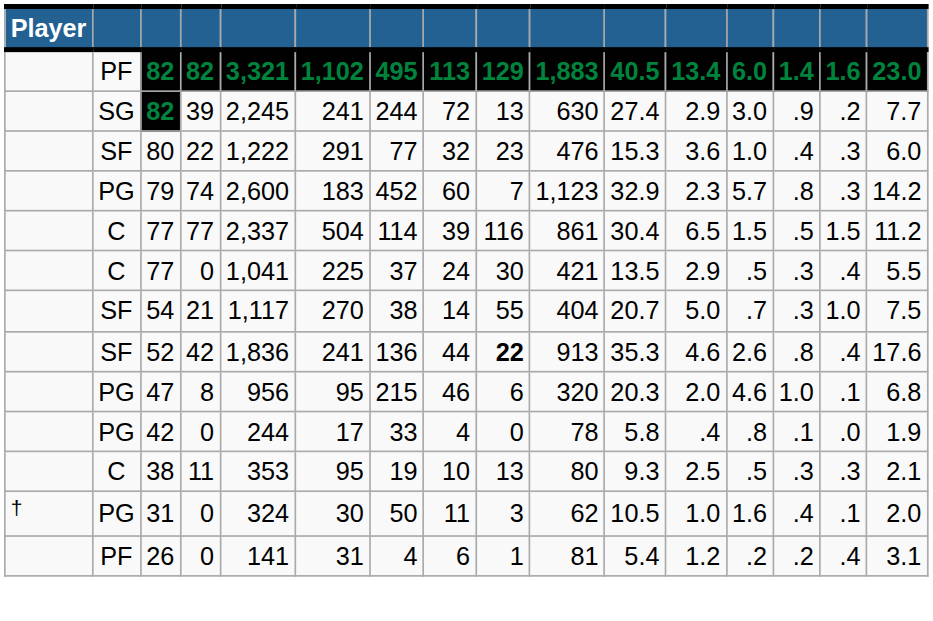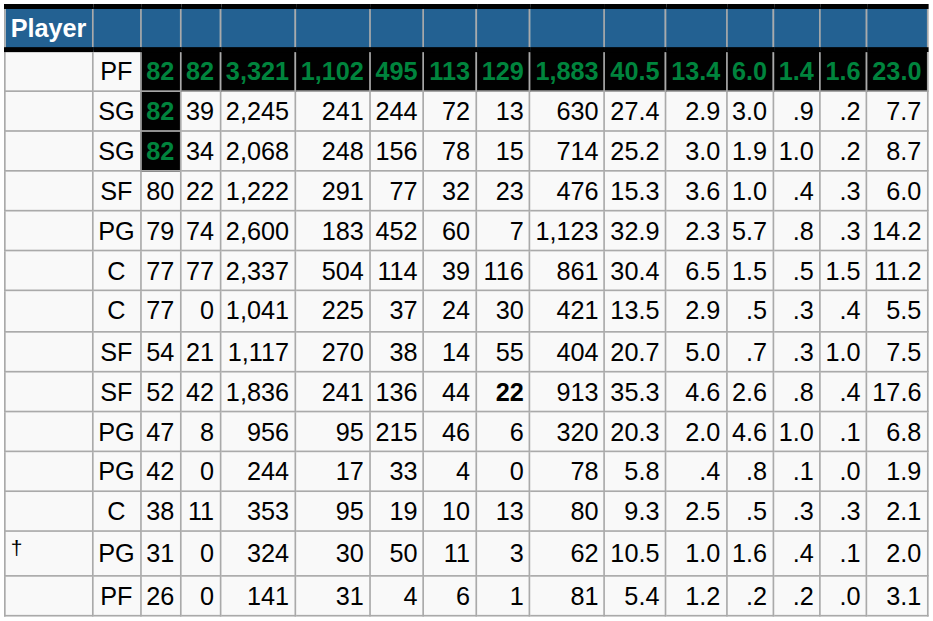+ row: (160, 151)
(850, 556) .4 -> (850, 596) .0
